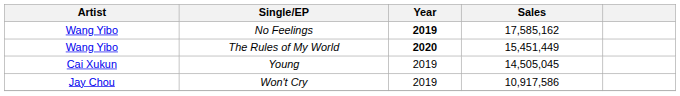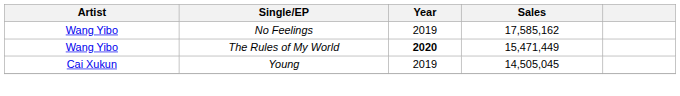(425, 30) bold -> (425, 30) normal
(532, 47) 15,451,449 -> (532, 47) 15,471,449
- row: (284, 82)
